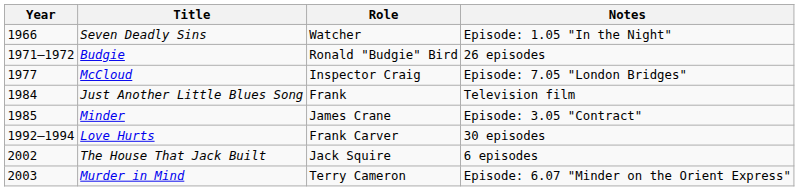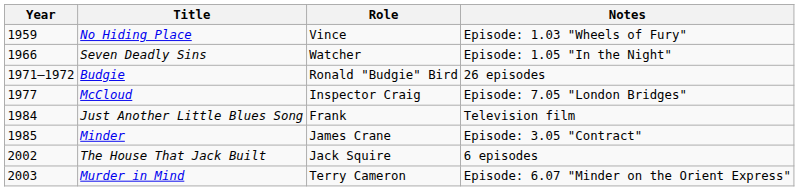+ row: (136, 35)
- row: (117, 135)
